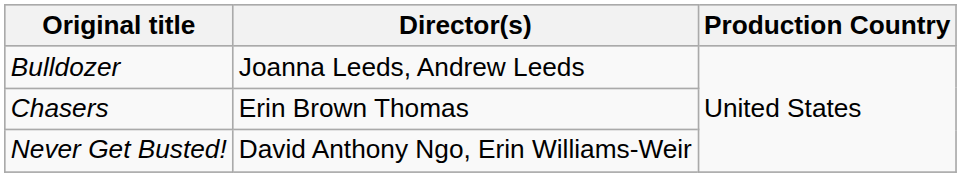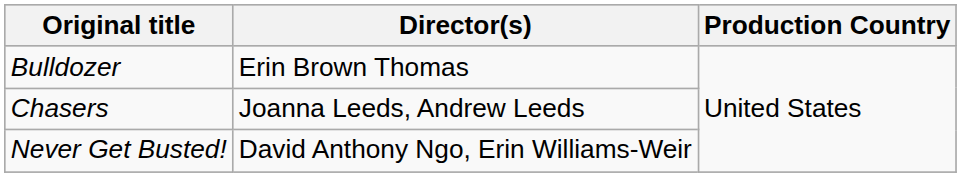(412, 66) Joanna Leeds, Andrew Leeds -> (354, 66) Erin Brown Thomas
(354, 108) Erin Brown Thomas -> (412, 108) Joanna Leeds, Andrew Leeds
